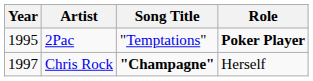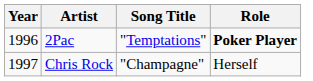(23, 40) 1995 -> (23, 40) 1996
(167, 64) bold -> (162, 64) normal
